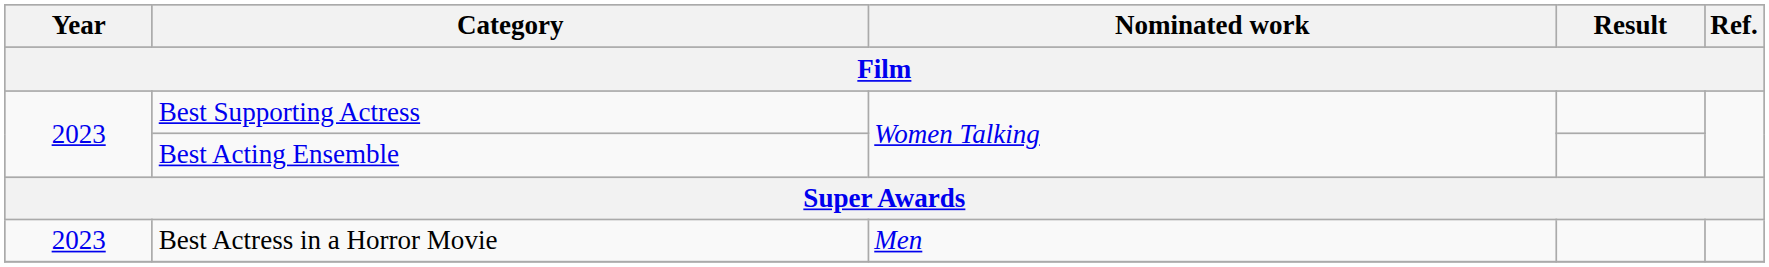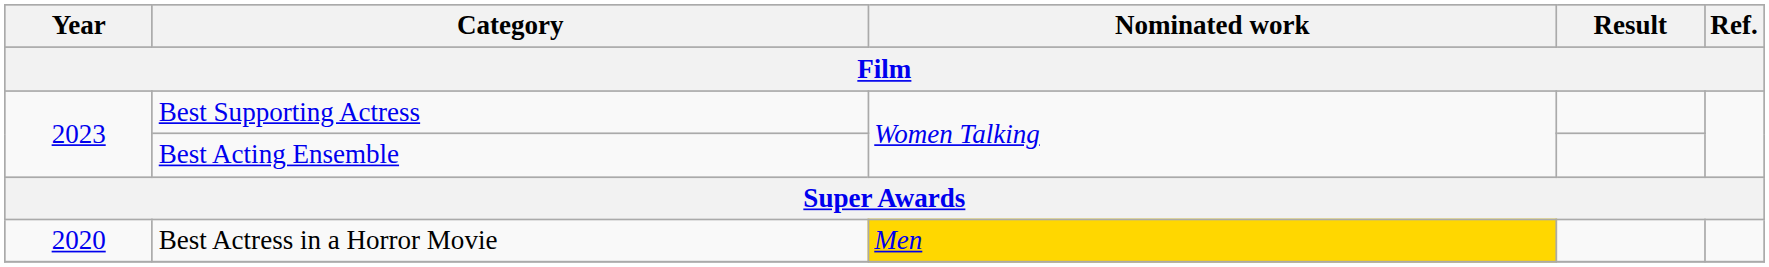(79, 240) 2023 -> (79, 240) 2020
(898, 240) no background -> (898, 240) gold background
